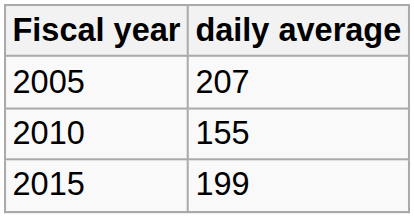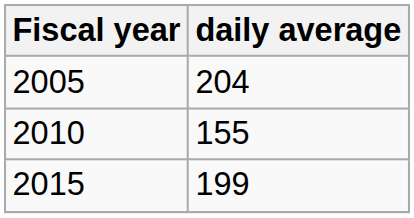(223, 81) 207 -> (223, 81) 204
